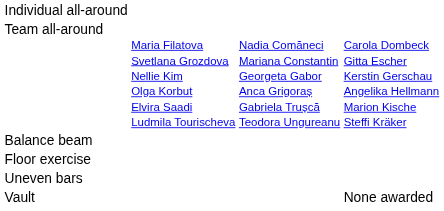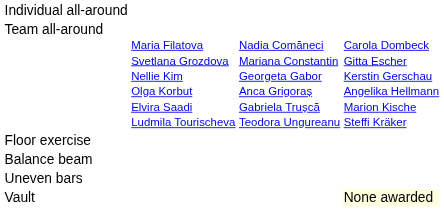rows swapped: (49, 141) <-> (48, 160)
(388, 197) no background -> (388, 197) lightyellow background
